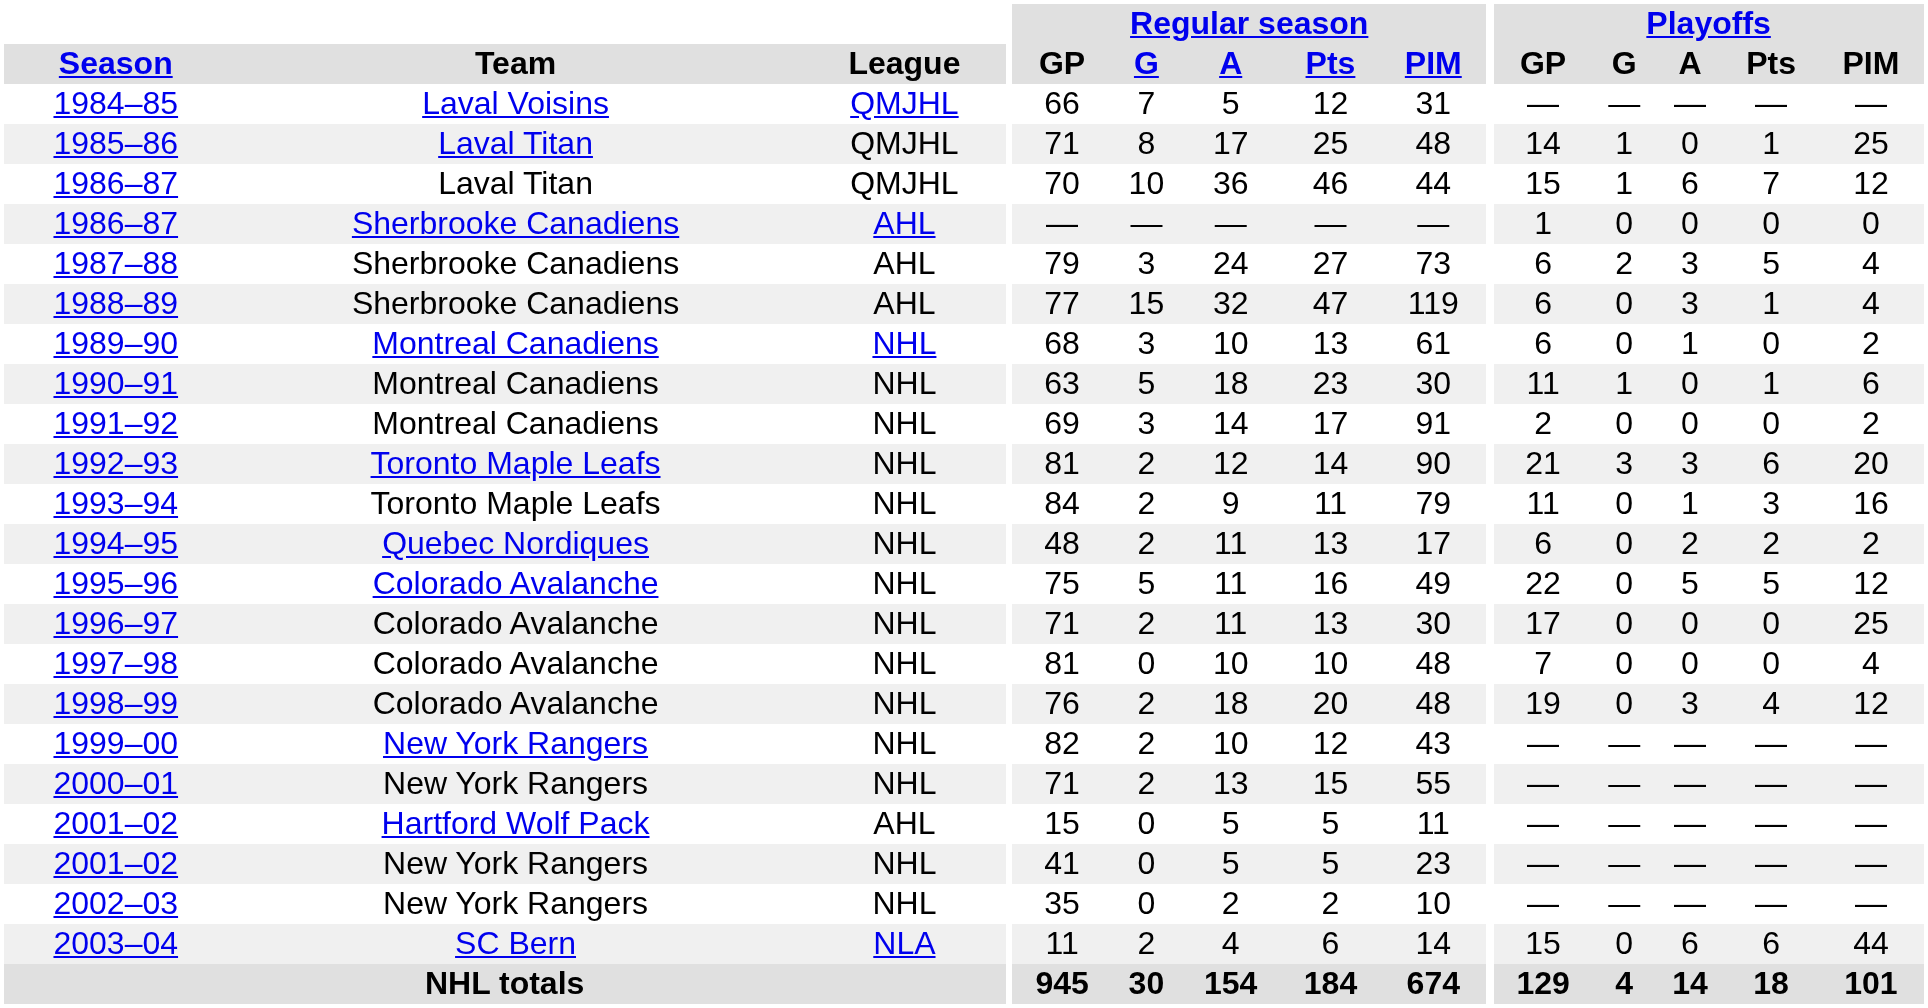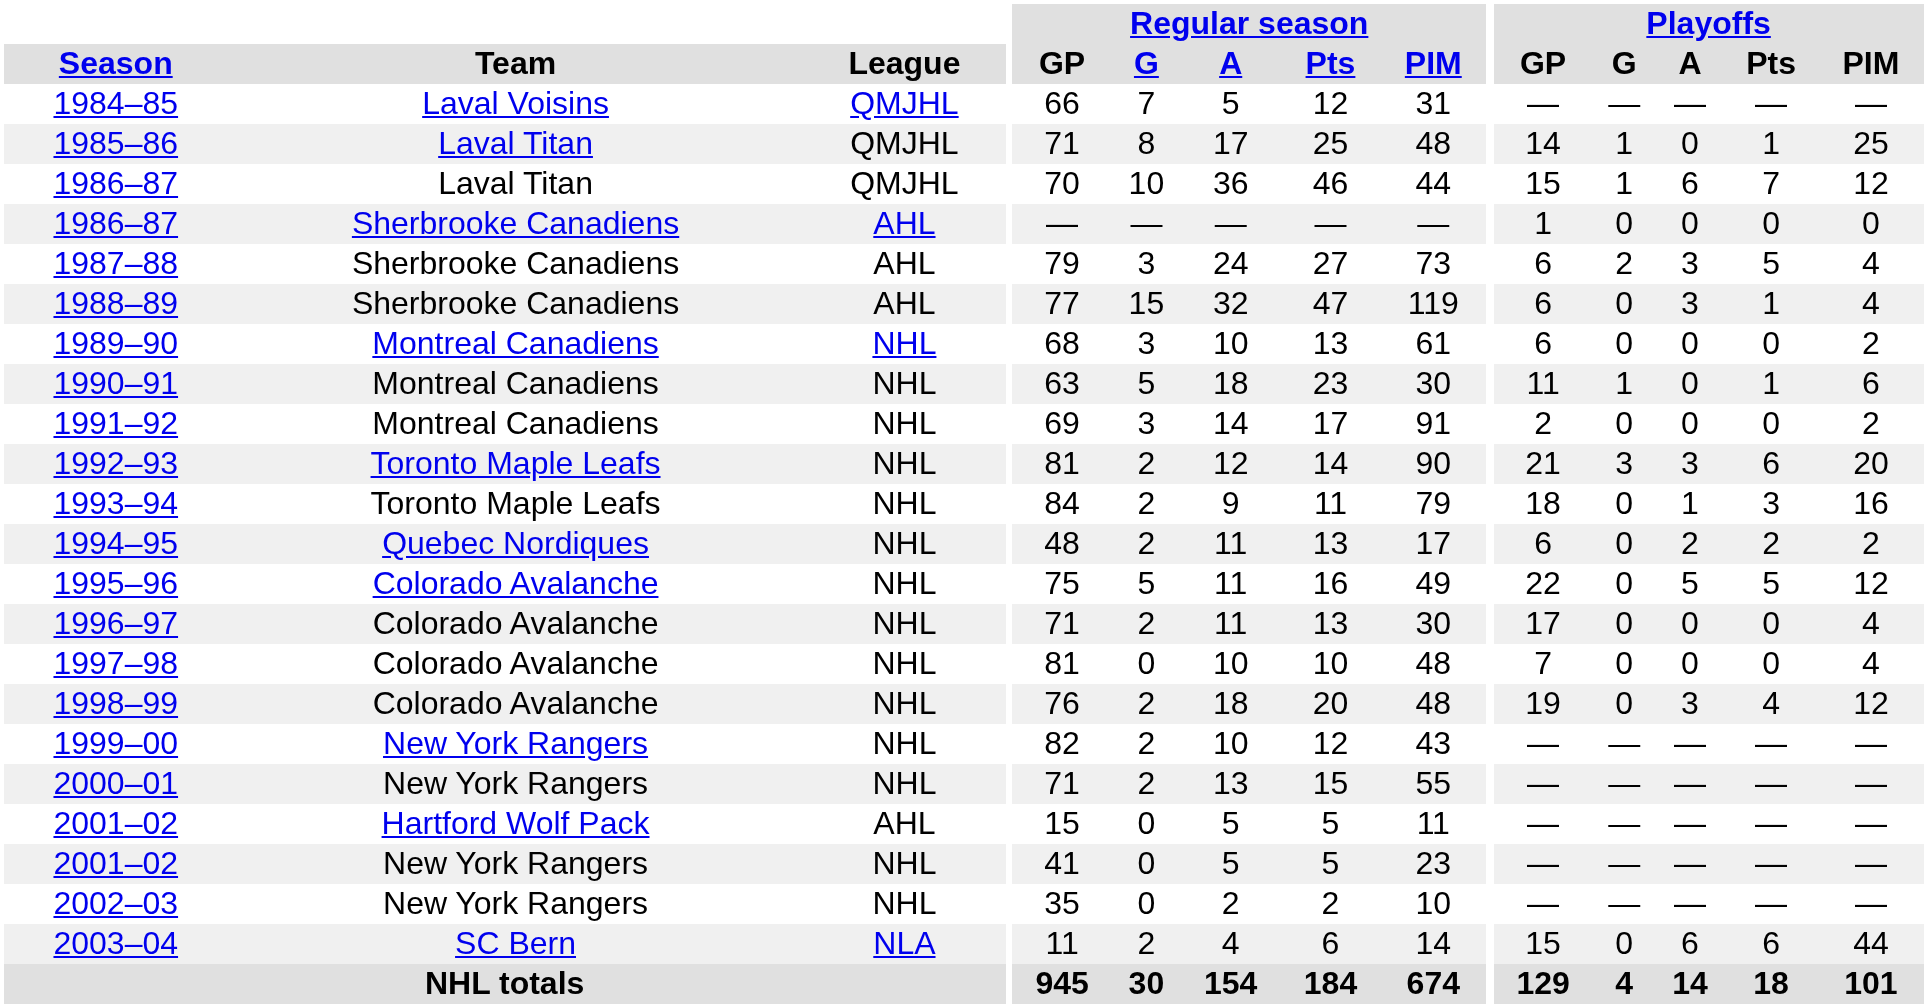(1690, 343) 1 -> (1690, 343) 0
(1543, 503) 11 -> (1543, 503) 18
(1871, 623) 25 -> (1871, 623) 4
